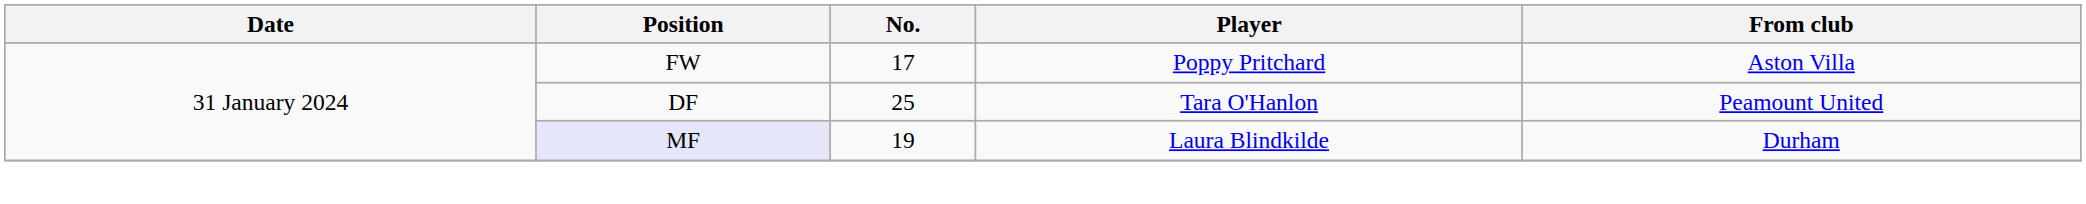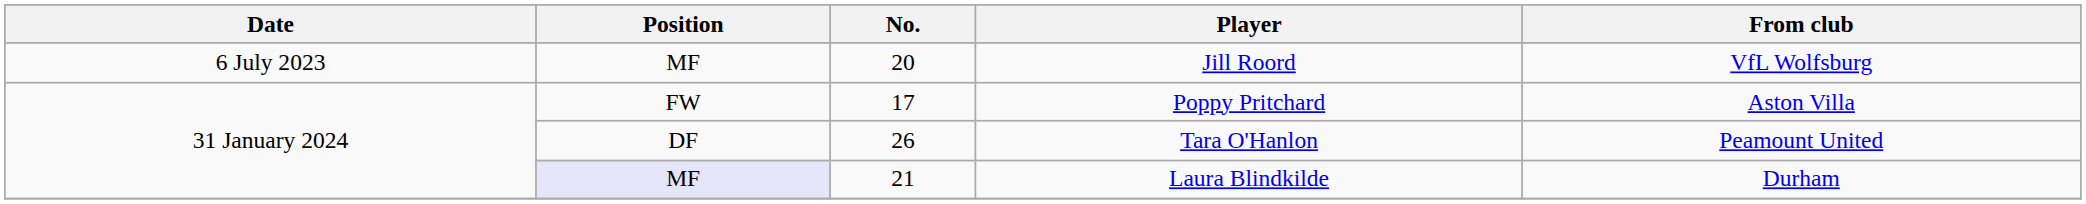+ row: (1249, 62)
(903, 101) 25 -> (903, 139) 26
(903, 139) 19 -> (903, 178) 21
